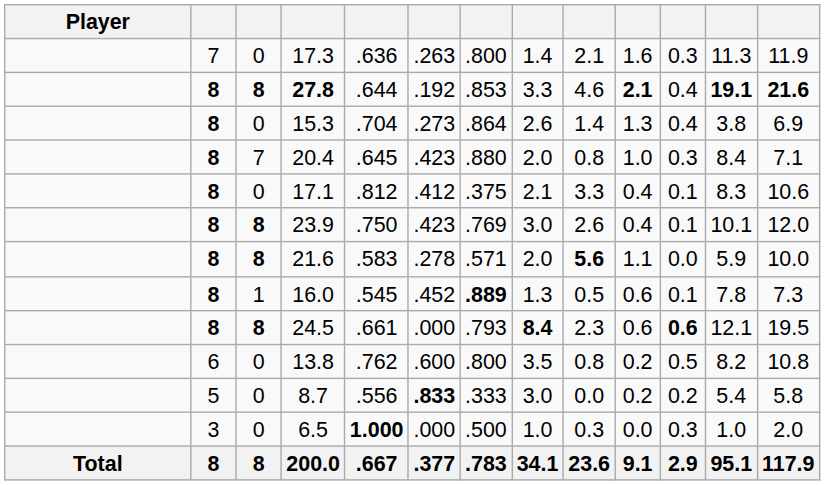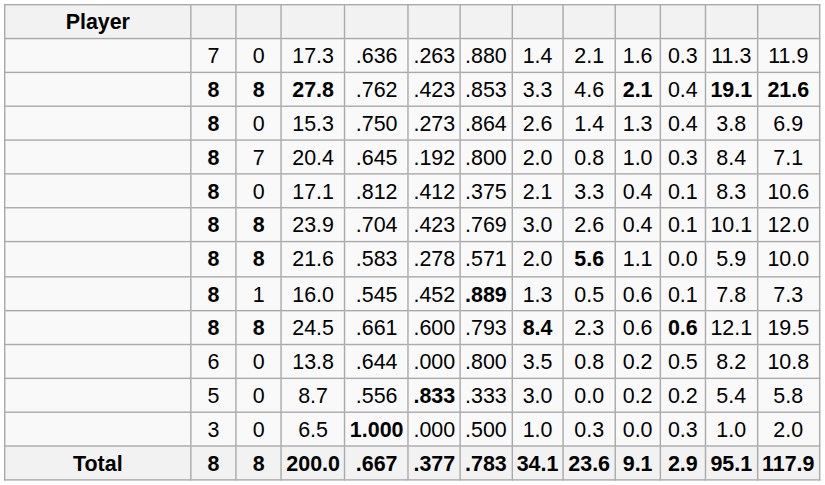(486, 56) .800 -> (486, 56) .880
(377, 90) .644 -> (377, 90) .762
(434, 90) .192 -> (434, 90) .423
(377, 124) .704 -> (377, 124) .750
(434, 158) .423 -> (434, 158) .192
(486, 158) .880 -> (486, 158) .800
(377, 225) .750 -> (377, 225) .704
(434, 327) .000 -> (434, 327) .600
(377, 361) .762 -> (377, 361) .644
(434, 361) .600 -> (434, 361) .000
